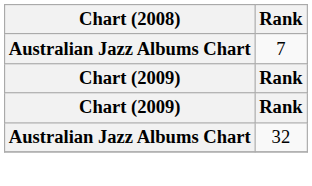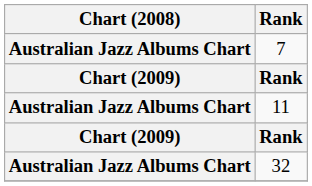+ row: (281, 107)
